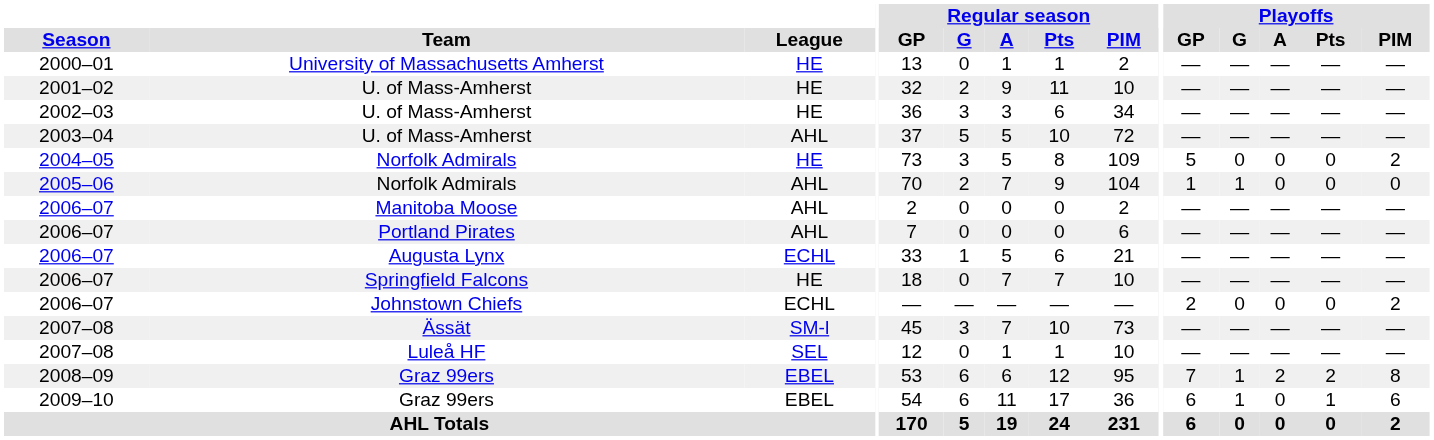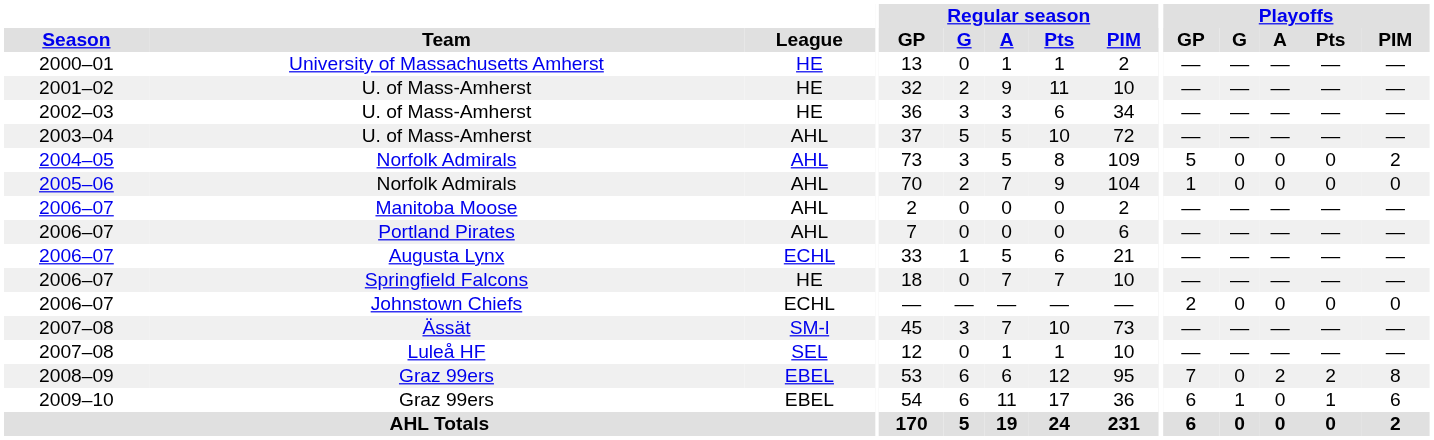(809, 159) HE -> (809, 159) AHL
(1240, 183) 1 -> (1240, 183) 0
(1395, 303) 2 -> (1395, 303) 0
(1240, 375) 1 -> (1240, 375) 0
